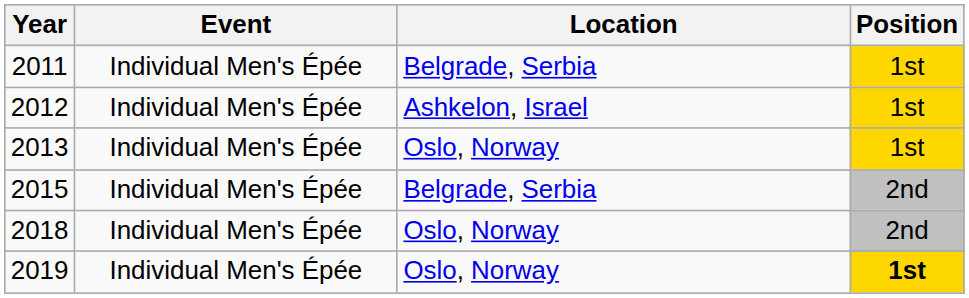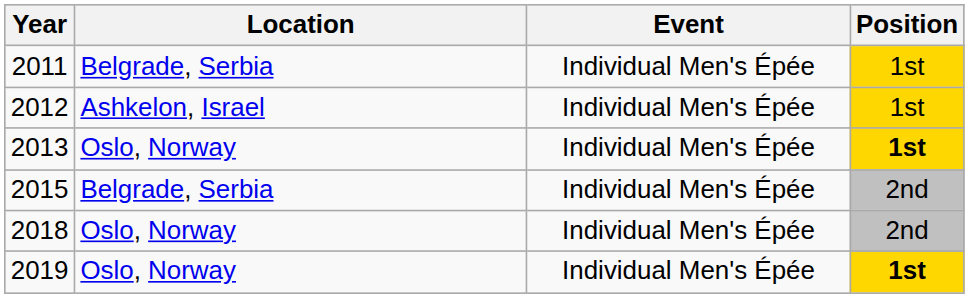columns swapped: (624, 25) <-> (236, 25)
(907, 148) normal -> (907, 148) bold
